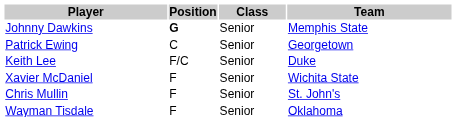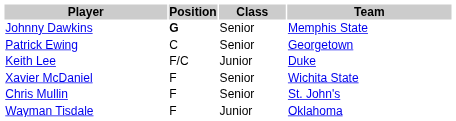(237, 61) Senior -> (236, 61) Junior
(237, 111) Senior -> (236, 111) Junior
